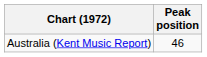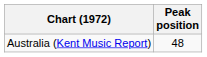(178, 43) 46 -> (178, 43) 48
